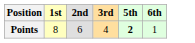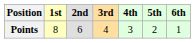+ column: (130, 12)
(130, 29) bold -> (154, 29) normal
